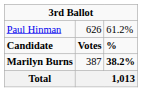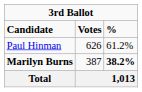rows swapped: (30, 45) <-> (34, 29)
